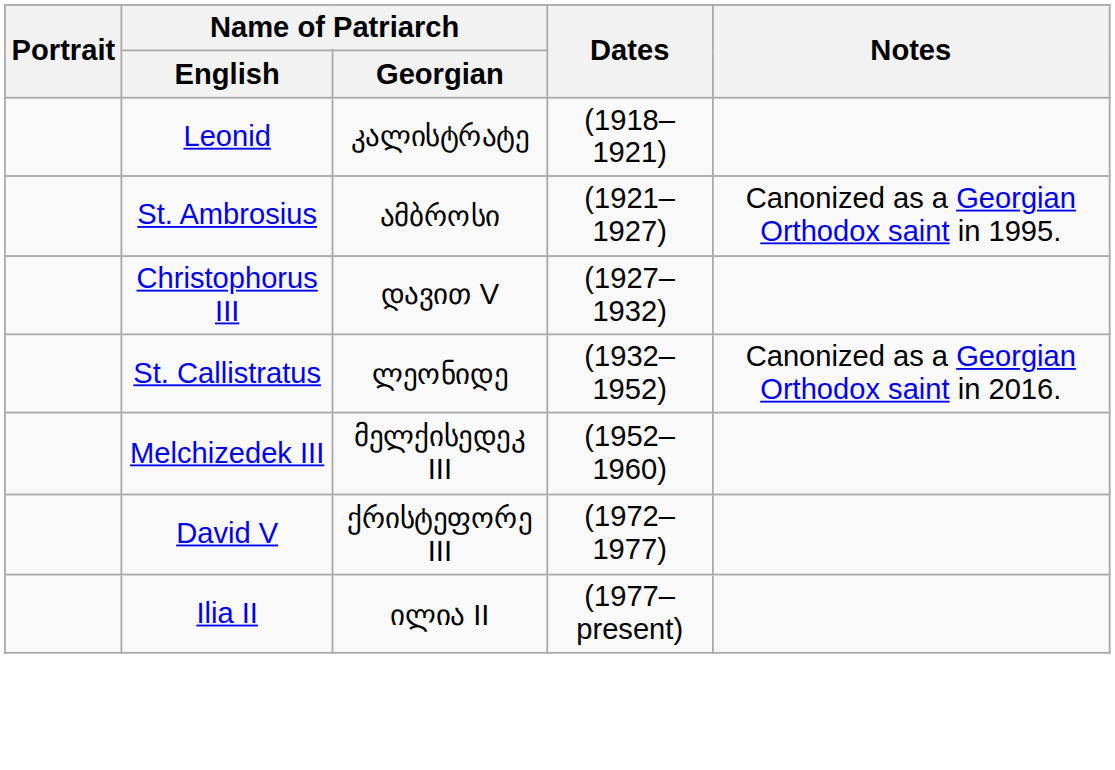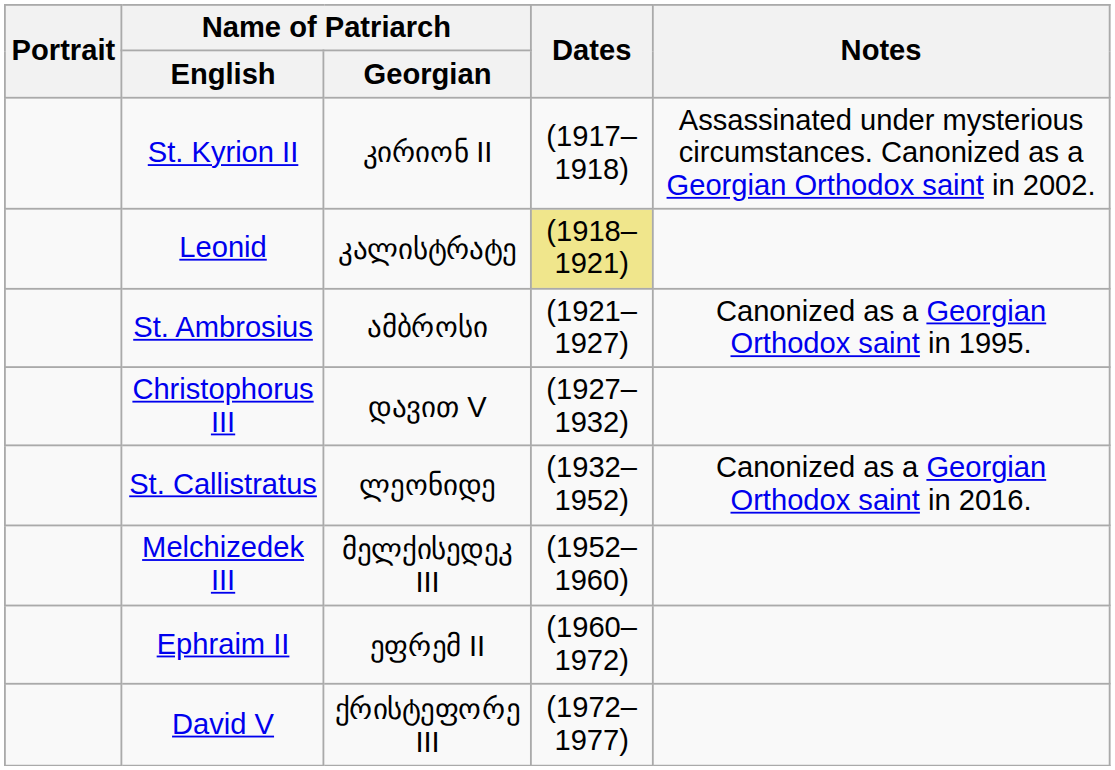+ row: (223, 152)
(630, 136) no background -> (592, 248) khaki background
+ row: (223, 644)
- row: (227, 613)
